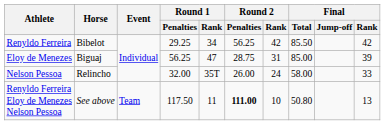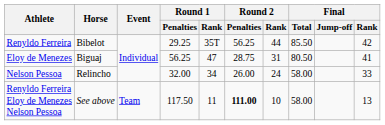(212, 43) 34 -> (212, 43) 35T
(276, 43) 42 -> (276, 43) 44
(302, 58) 85.00 -> (302, 58) 80.50
(367, 58) 39 -> (367, 58) 41
(212, 74) 35T -> (212, 74) 34
(302, 101) 50.80 -> (302, 101) 58.00
